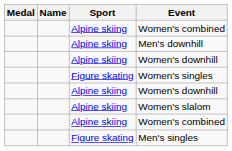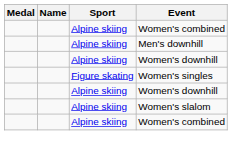- row: (102, 138)
